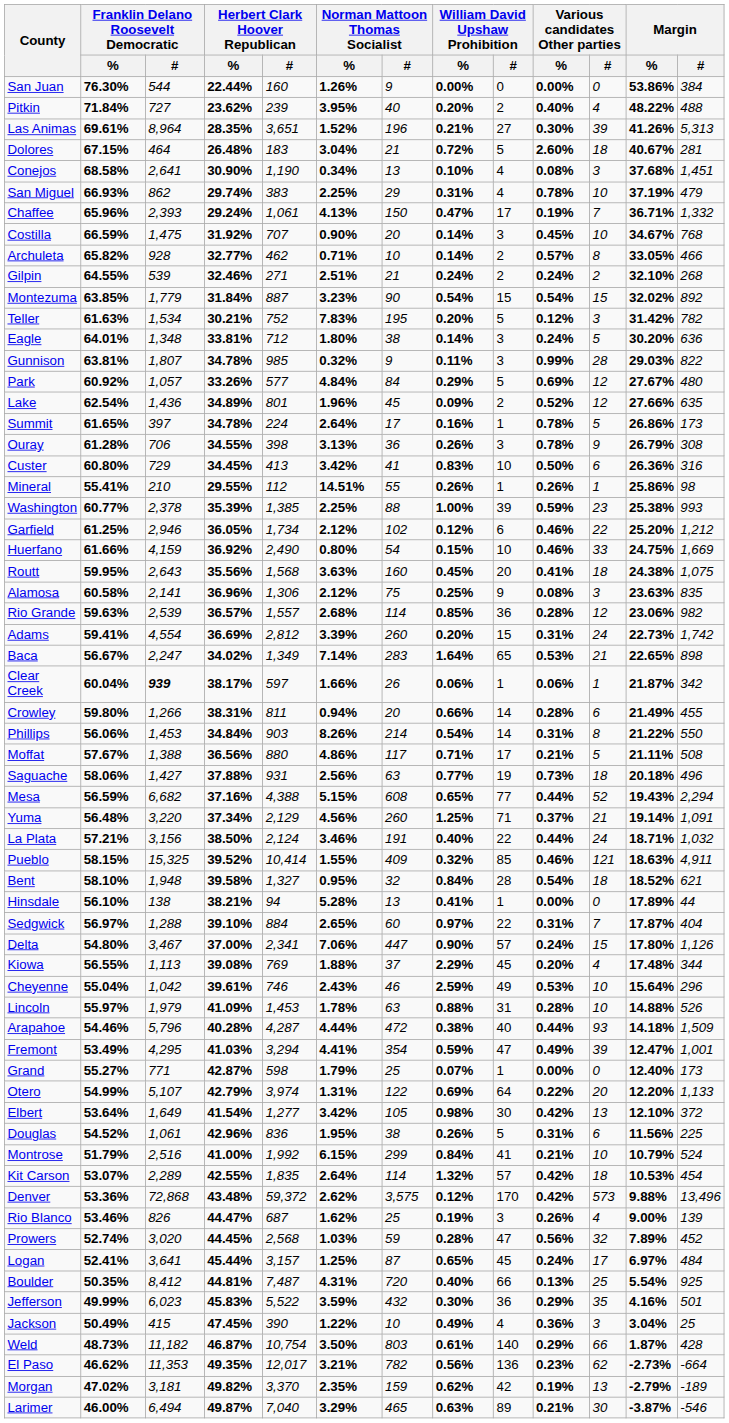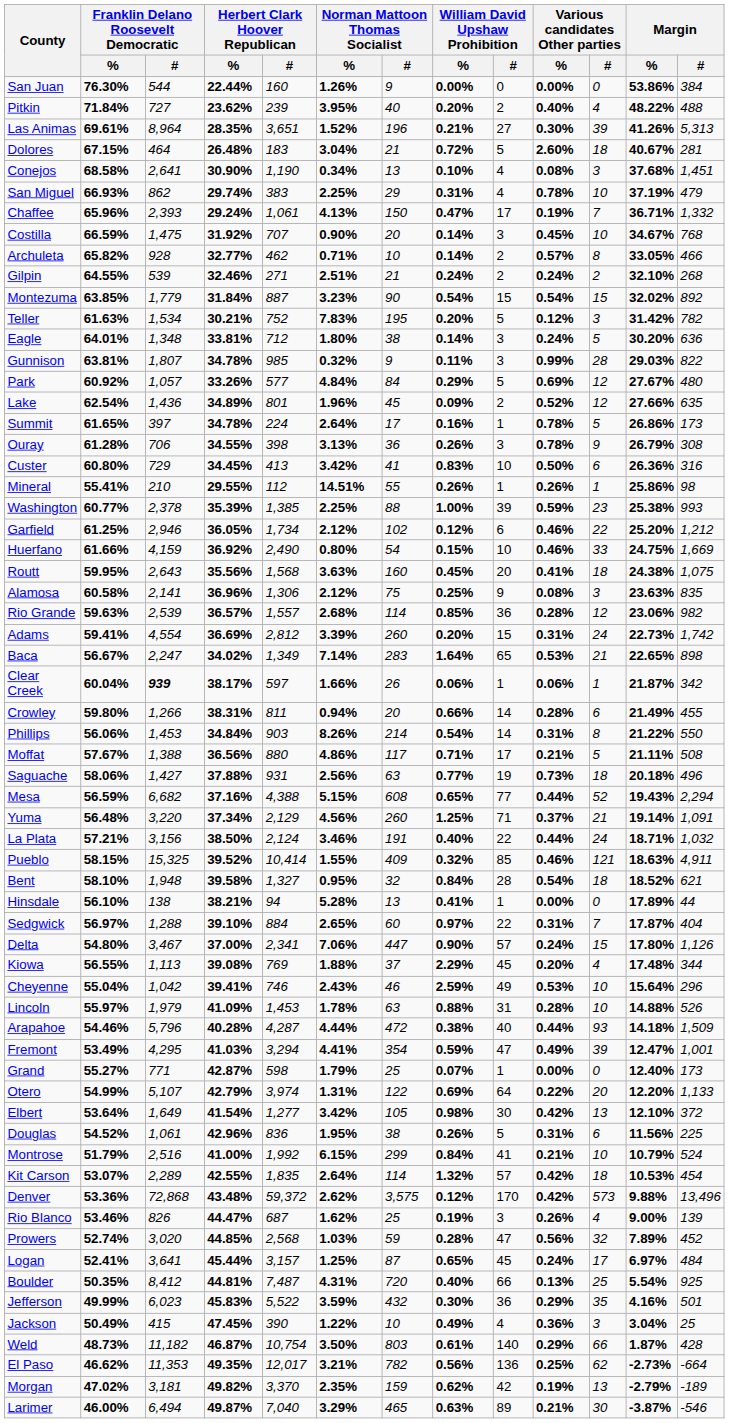(230, 986) 39.61% -> (230, 986) 39.41%
(230, 1239) 44.45% -> (230, 1239) 44.85%
(555, 1365) 0.23% -> (555, 1365) 0.25%
